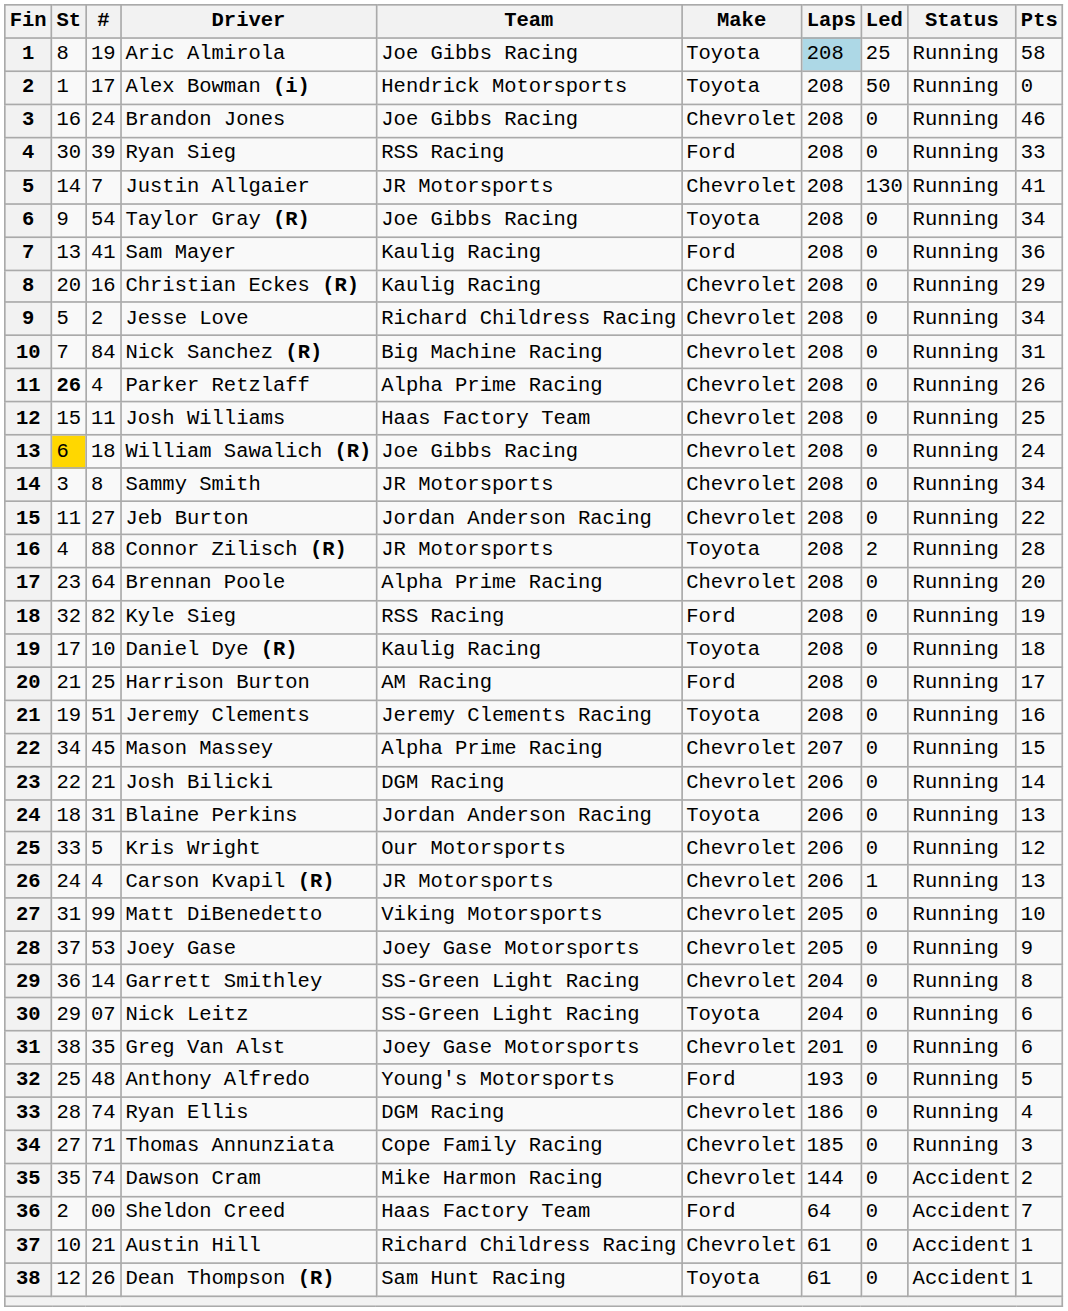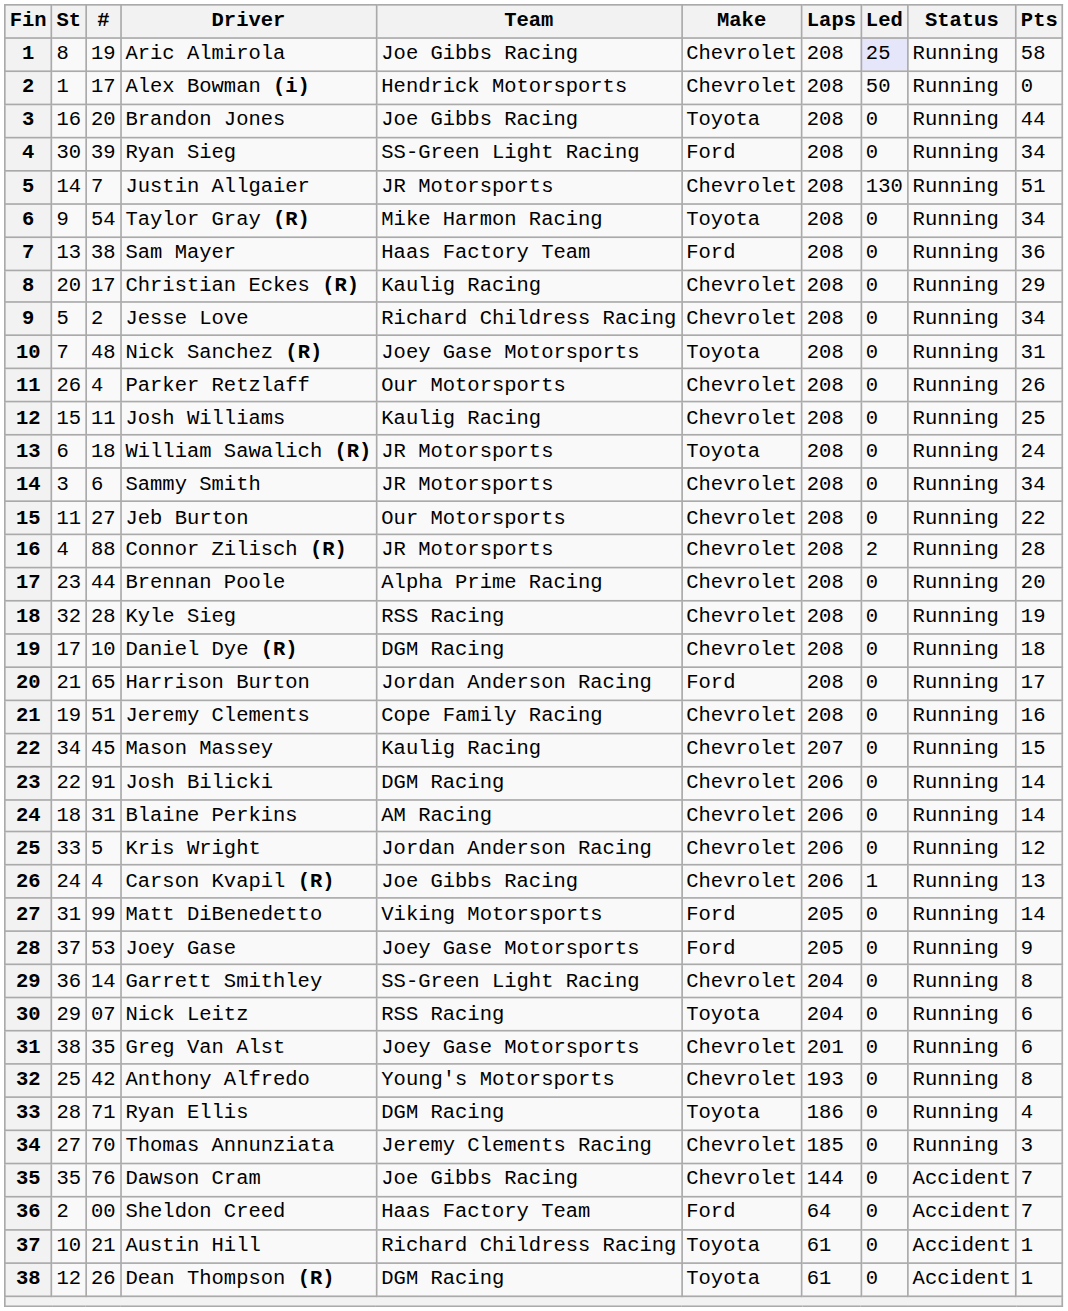(723, 55) Toyota -> (742, 55) Chevrolet
(825, 55) lightblue background -> (825, 55) no background
(878, 55) no background -> (878, 55) lavender background
(723, 88) Toyota -> (742, 88) Chevrolet
(103, 121) 24 -> (103, 121) 20
(742, 121) Chevrolet -> (723, 121) Toyota
(1033, 121) 46 -> (1033, 121) 44
(443, 154) RSS Racing -> (510, 154) SS-Green Light Racing
(1033, 154) 33 -> (1033, 154) 34
(1033, 187) 41 -> (1033, 187) 51
(480, 220) Joe Gibbs Racing -> (492, 220) Mike Harmon Racing
(103, 253) 41 -> (103, 253) 38
(461, 253) Kaulig Racing -> (486, 253) Haas Factory Team
(103, 286) 16 -> (103, 286) 17
(103, 353) 84 -> (103, 353) 48
(492, 353) Big Machine Racing -> (510, 353) Joey Gase Motorsports
(742, 353) Chevrolet -> (723, 353) Toyota
(69, 386) bold -> (69, 386) normal
(492, 386) Alpha Prime Racing -> (474, 386) Our Motorsports
(486, 419) Haas Factory Team -> (461, 419) Kaulig Racing
(63, 452) gold background -> (63, 452) no background
(480, 452) Joe Gibbs Racing -> (467, 452) JR Motorsports
(742, 452) Chevrolet -> (723, 452) Toyota
(97, 485) 8 -> (97, 485) 6
(517, 518) Jordan Anderson Racing -> (474, 518) Our Motorsports
(723, 551) Toyota -> (742, 551) Chevrolet
(103, 584) 64 -> (103, 584) 44
(103, 617) 82 -> (103, 617) 28
(711, 617) Ford -> (742, 617) Chevrolet
(461, 651) Kaulig Racing -> (443, 651) DGM Racing
(723, 651) Toyota -> (742, 651) Chevrolet
(103, 684) 25 -> (103, 684) 65
(437, 684) AM Racing -> (517, 684) Jordan Anderson Racing
(517, 717) Jeremy Clements Racing -> (492, 717) Cope Family Racing
(723, 717) Toyota -> (742, 717) Chevrolet
(492, 750) Alpha Prime Racing -> (461, 750) Kaulig Racing
(103, 783) 21 -> (103, 783) 91
(517, 816) Jordan Anderson Racing -> (437, 816) AM Racing
(723, 816) Toyota -> (742, 816) Chevrolet
(1033, 816) 13 -> (1033, 816) 14
(474, 849) Our Motorsports -> (517, 849) Jordan Anderson Racing
(467, 882) JR Motorsports -> (480, 882) Joe Gibbs Racing
(742, 915) Chevrolet -> (711, 915) Ford
(1033, 915) 10 -> (1033, 915) 14
(742, 948) Chevrolet -> (711, 948) Ford
(510, 1015) SS-Green Light Racing -> (443, 1015) RSS Racing
(103, 1081) 48 -> (103, 1081) 42
(711, 1081) Ford -> (742, 1081) Chevrolet
(1027, 1081) 5 -> (1027, 1081) 8
(103, 1114) 74 -> (103, 1114) 71
(742, 1114) Chevrolet -> (723, 1114) Toyota
(103, 1147) 71 -> (103, 1147) 70
(492, 1147) Cope Family Racing -> (517, 1147) Jeremy Clements Racing
(103, 1180) 74 -> (103, 1180) 76
(492, 1180) Mike Harmon Racing -> (480, 1180) Joe Gibbs Racing
(1027, 1180) 2 -> (1027, 1180) 7
(742, 1246) Chevrolet -> (723, 1246) Toyota
(474, 1279) Sam Hunt Racing -> (443, 1279) DGM Racing
